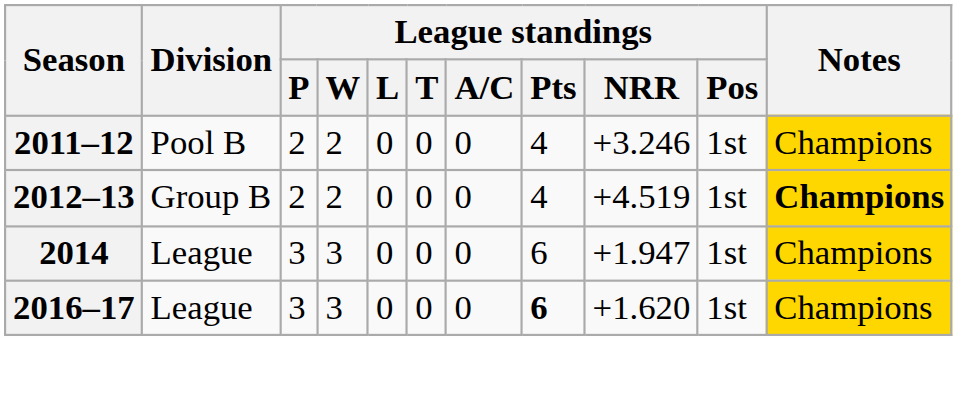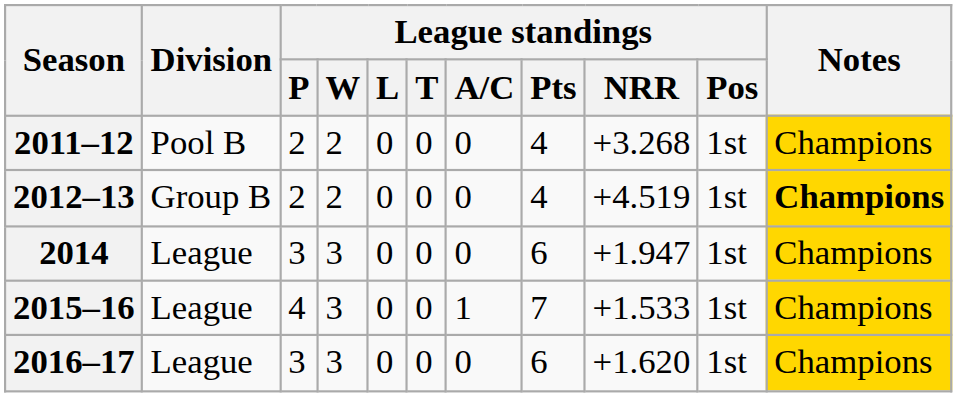(641, 142) +3.246 -> (641, 142) +3.268
+ row: (74, 307)
(539, 307) bold -> (539, 362) normal
